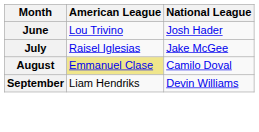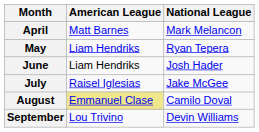+ row: (35, 30)
+ row: (35, 48)
(96, 30) Lou Trivino -> (104, 65) Liam Hendriks
(104, 83) Liam Hendriks -> (96, 118) Lou Trivino
